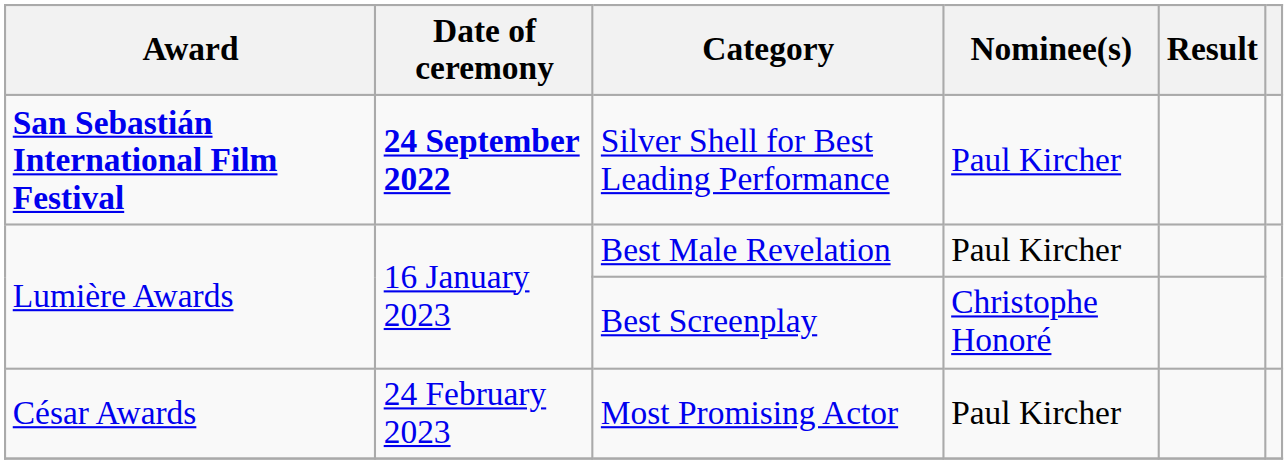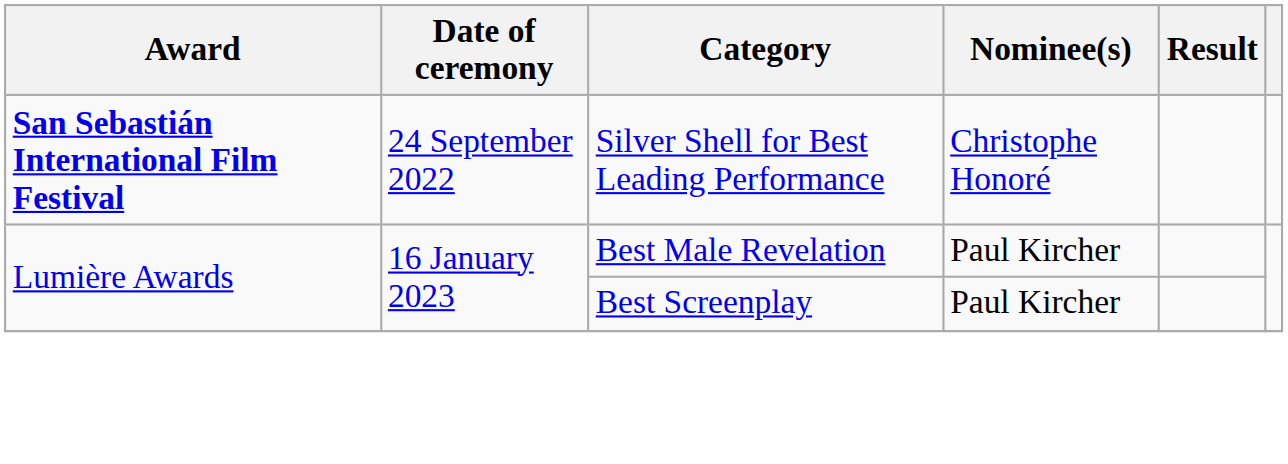(482, 159) bold -> (480, 159) normal
(1036, 159) Paul Kircher -> (1024, 159) Christophe Honoré
(1025, 321) Christophe Honoré -> (1035, 302) Paul Kircher
- row: (749, 412)
